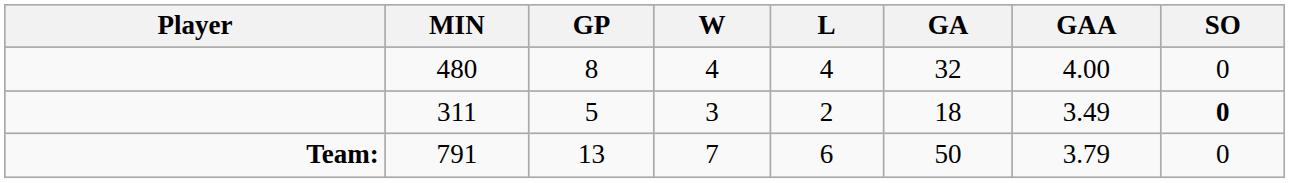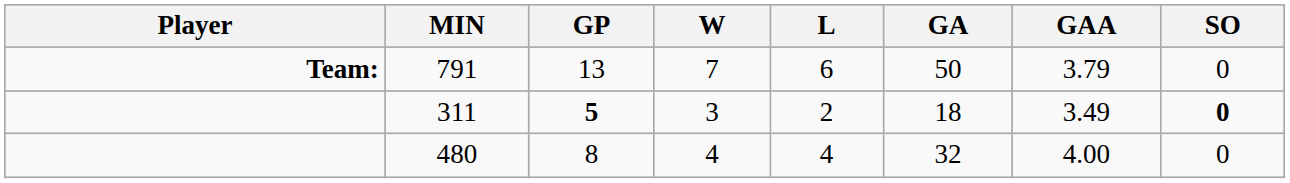rows swapped: (457, 68) <-> (457, 154)
(592, 111) normal -> (592, 111) bold
